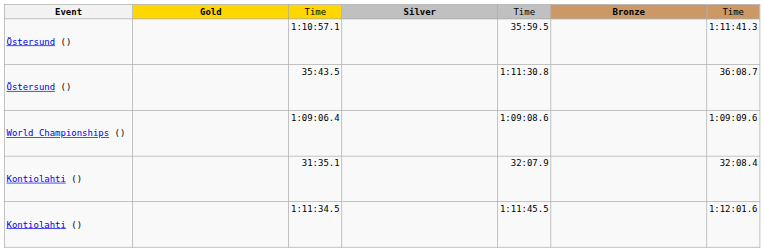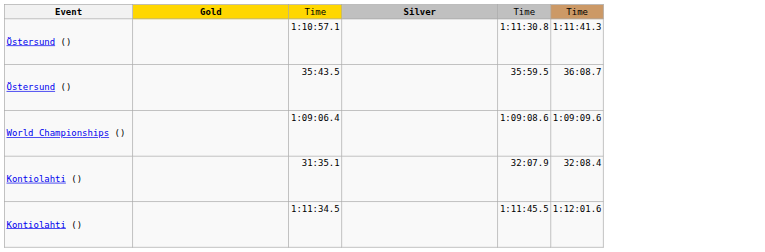- column: (629, 12)
(530, 26) 35:59.5 -> (524, 26) 1:11:30.8
(524, 72) 1:11:30.8 -> (530, 72) 35:59.5
